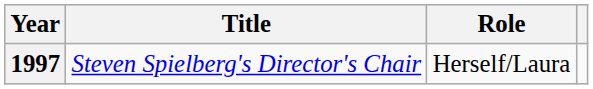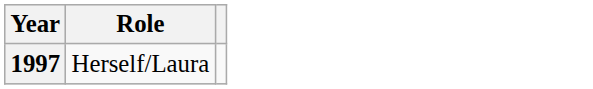- column: (246, 24)
